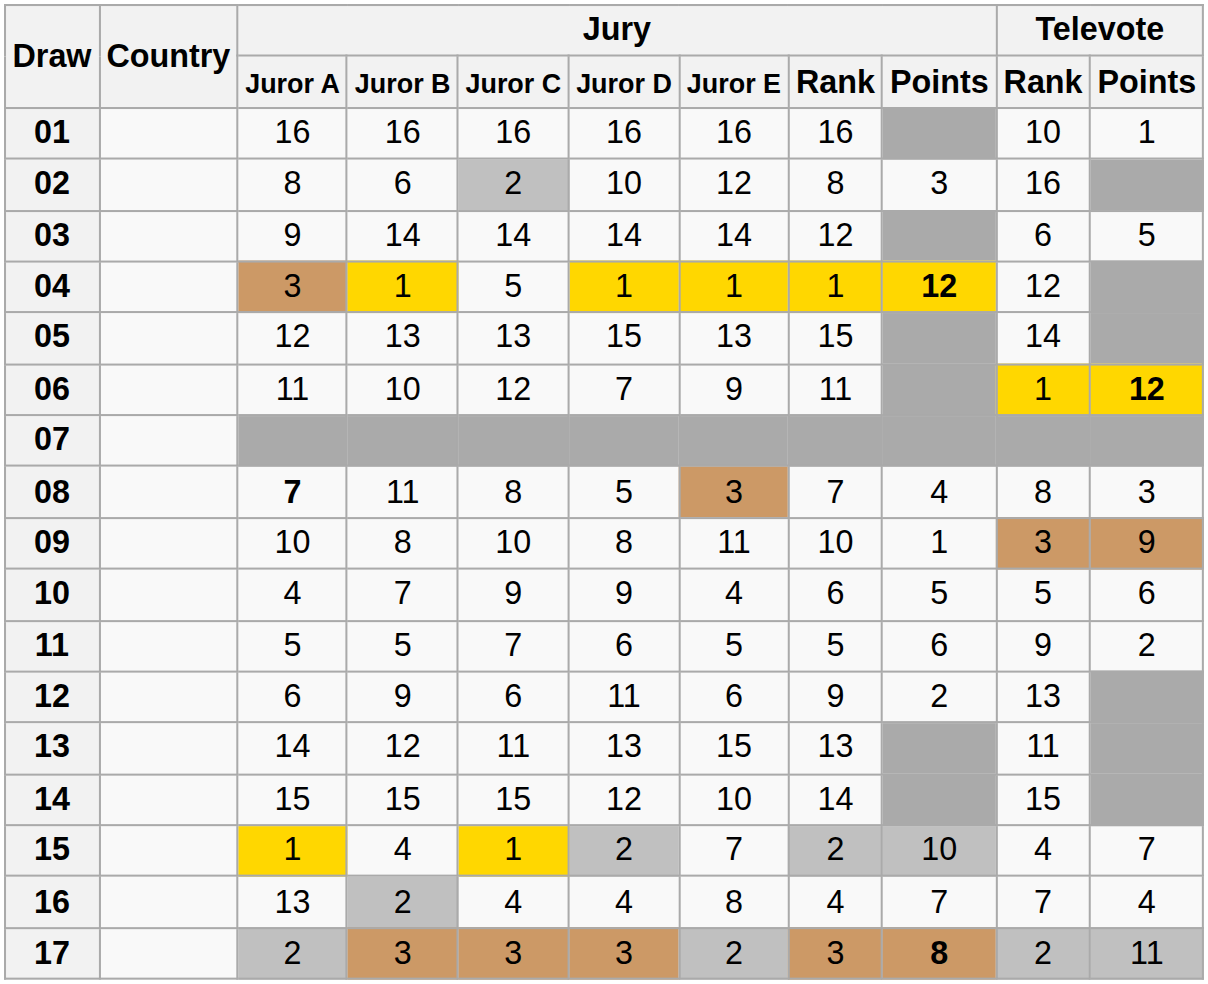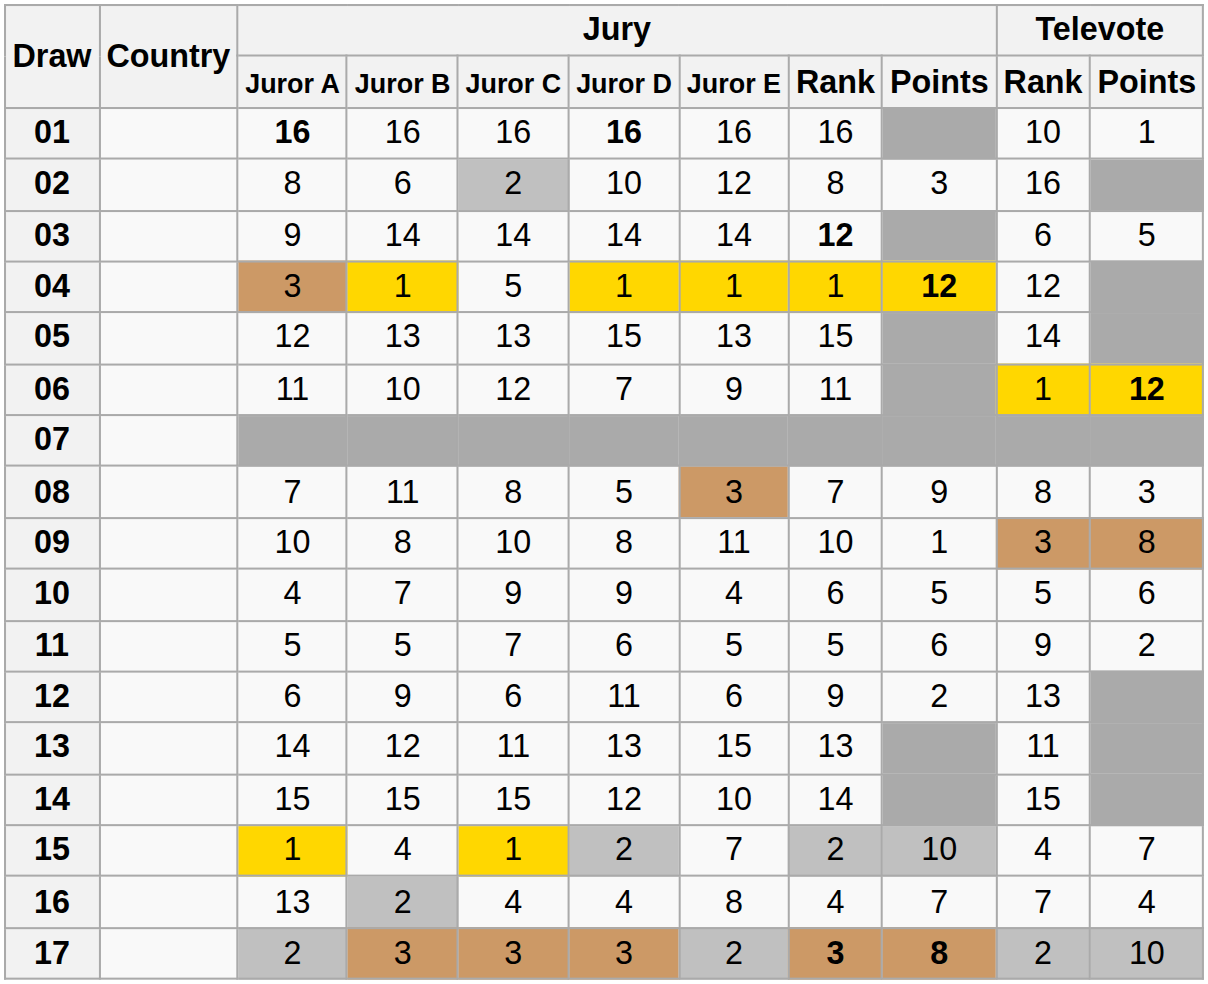(293, 132) normal -> (293, 132) bold
(624, 132) normal -> (624, 132) bold
(835, 235) normal -> (835, 235) bold
(293, 491) bold -> (293, 491) normal
(939, 491) 4 -> (939, 491) 9
(1147, 542) 9 -> (1147, 542) 8
(835, 952) normal -> (835, 952) bold
(1147, 952) 11 -> (1147, 952) 10
